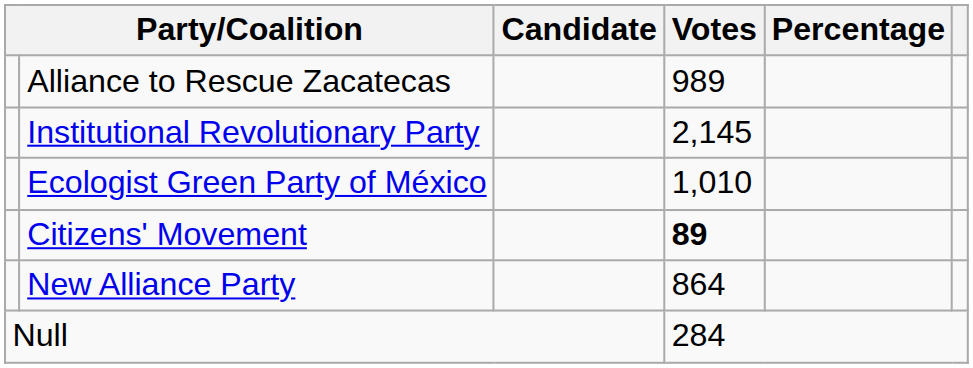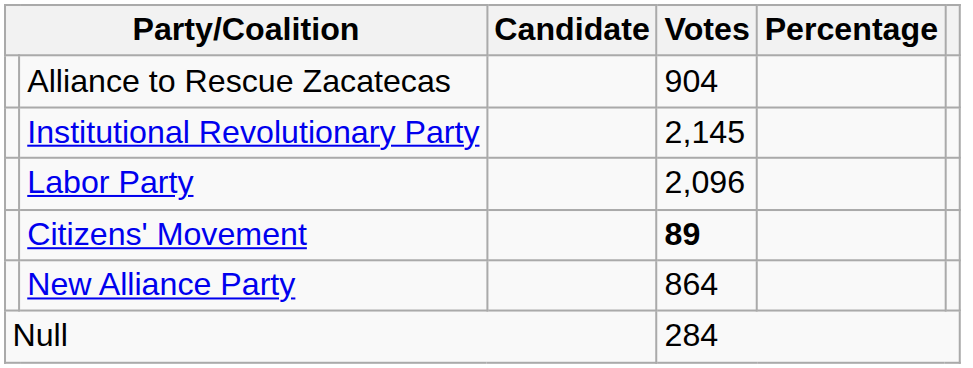(699, 81) 989 -> (691, 81) 904
- row: (257, 183)
+ row: (110, 183)
